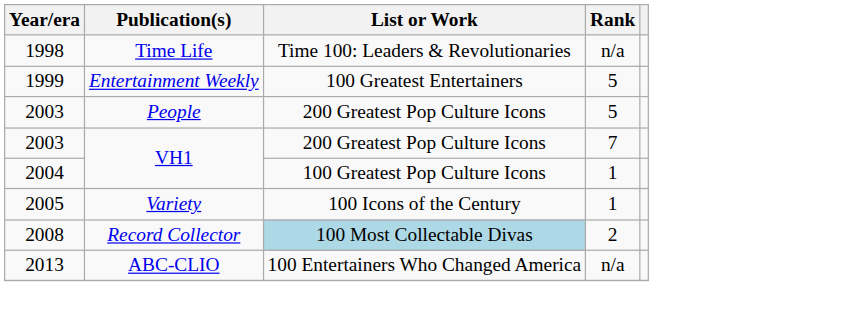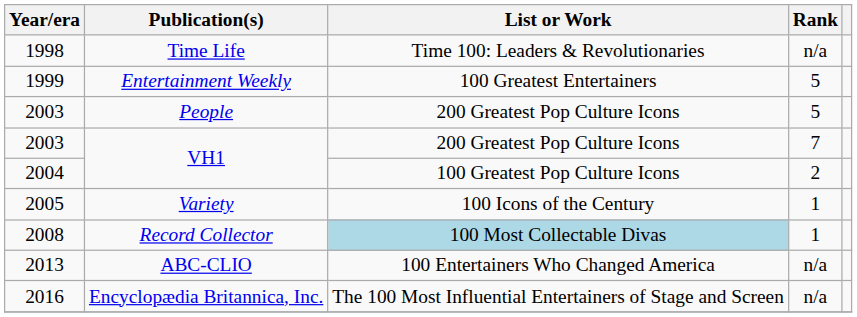(613, 173) 1 -> (815, 173) 2
(613, 234) 2 -> (815, 234) 1
+ row: (45, 296)
